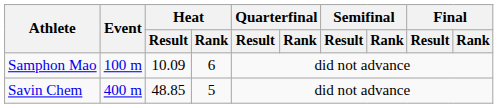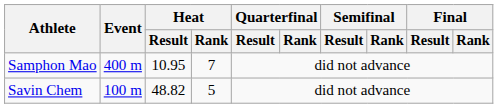(123, 65) 100 m -> (123, 65) 400 m
(168, 65) 10.09 -> (168, 65) 10.95
(211, 65) 6 -> (211, 65) 7
(123, 90) 400 m -> (123, 90) 100 m
(168, 90) 48.85 -> (168, 90) 48.82
